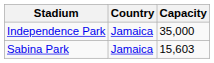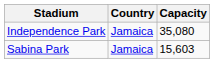(177, 31) 35,000 -> (177, 31) 35,080
